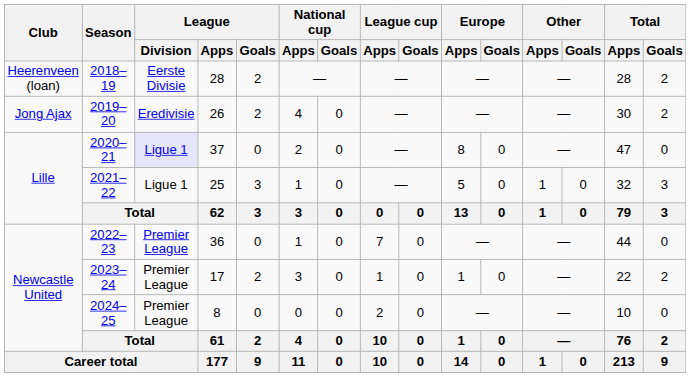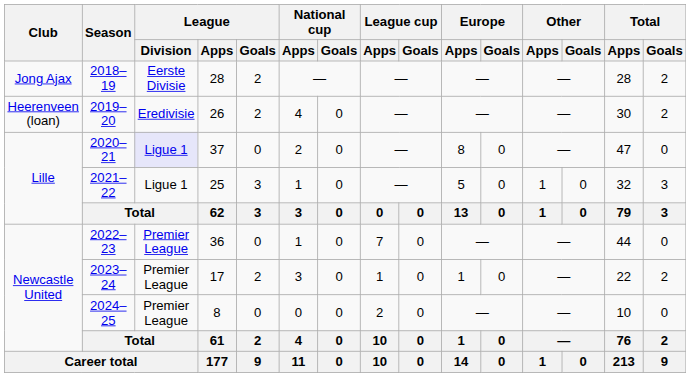(43, 78) Heerenveen (loan) -> (43, 78) Jong Ajax
(43, 114) Jong Ajax -> (43, 114) Heerenveen (loan)
